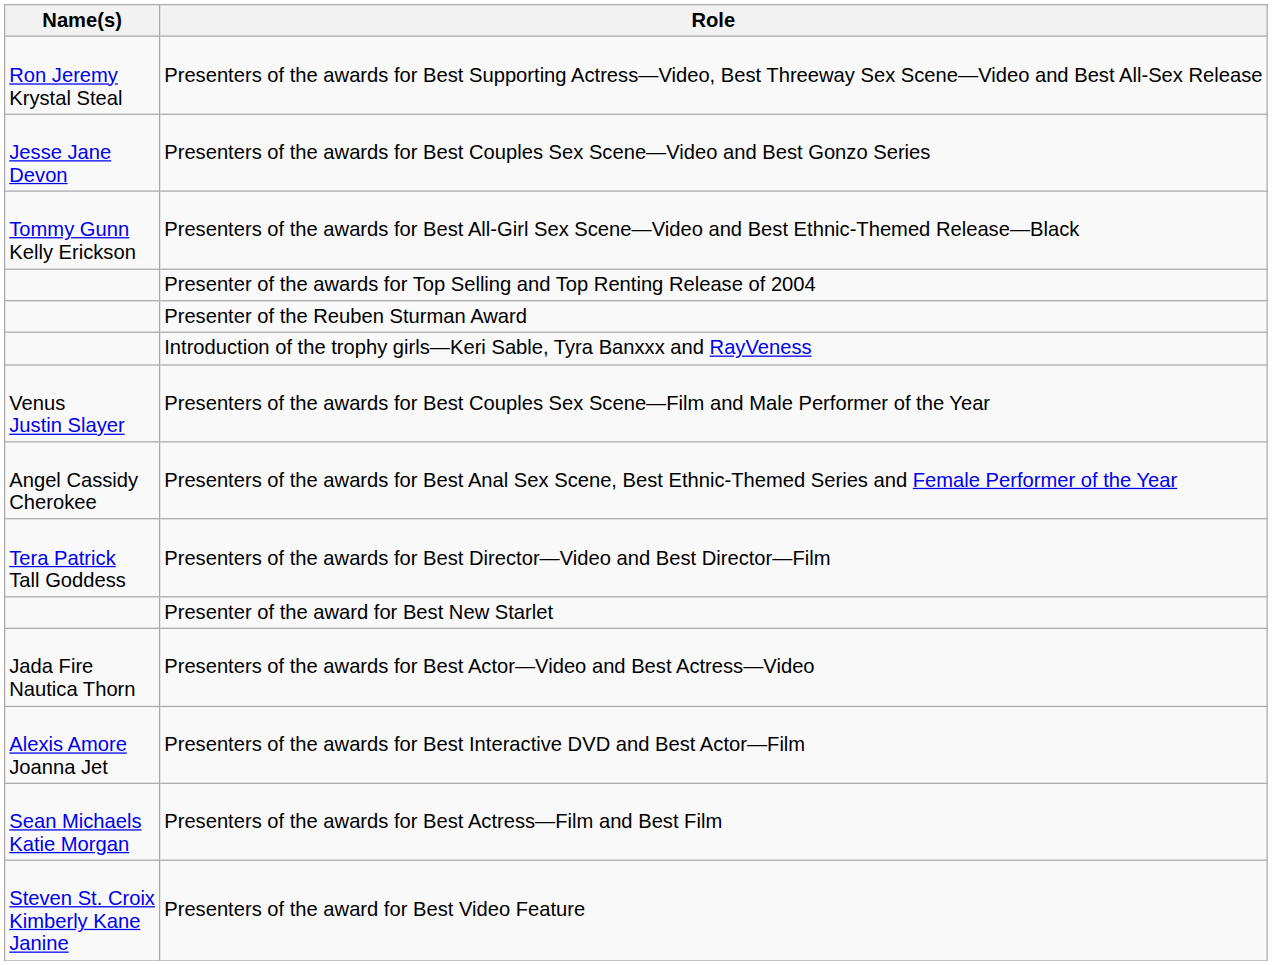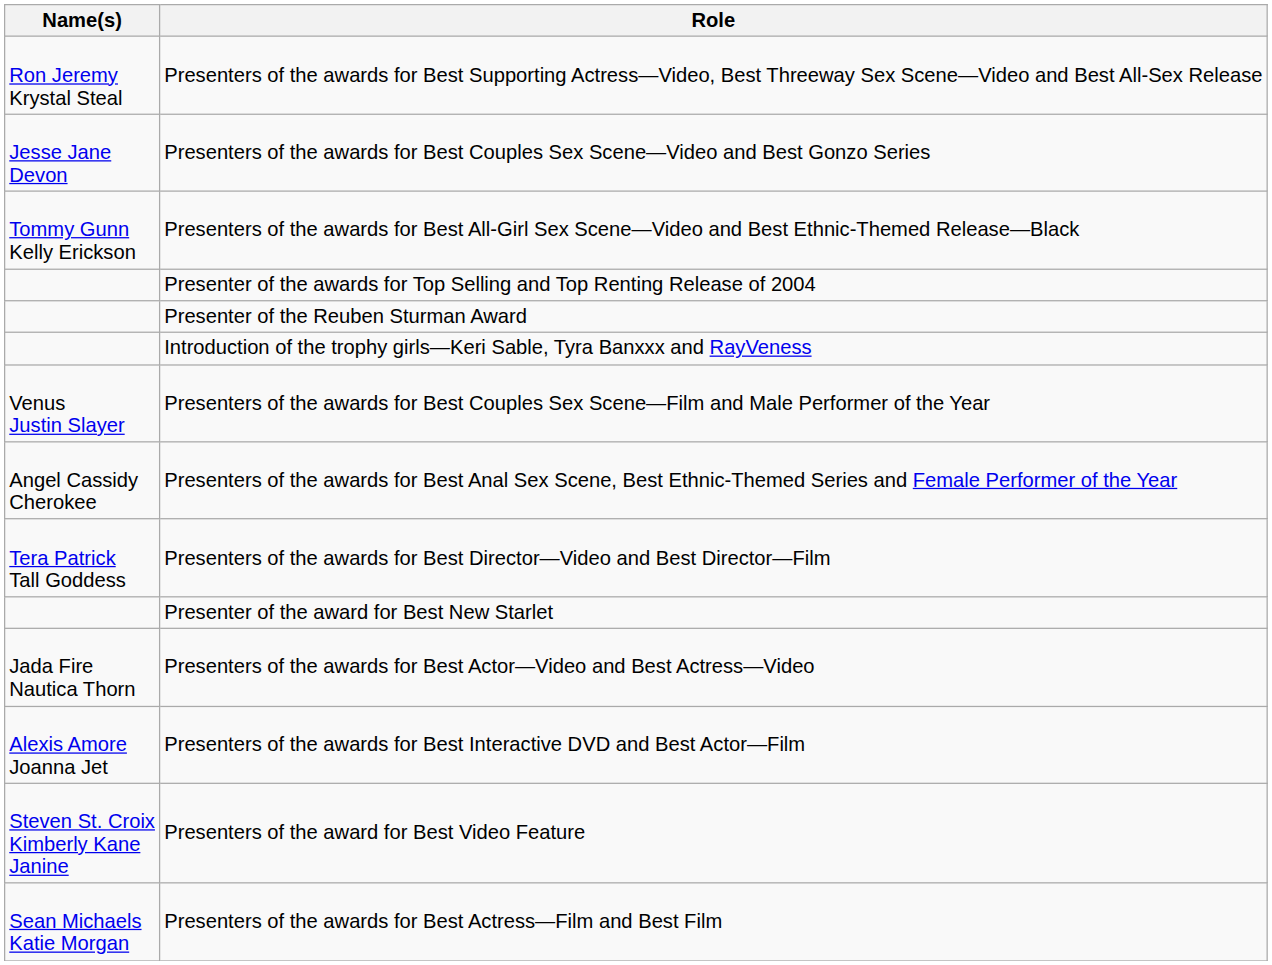rows swapped: (443, 821) <-> (375, 910)
